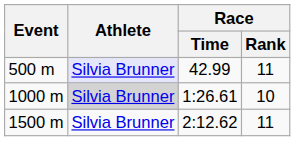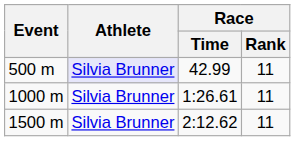(123, 97) lightgrey background -> (123, 97) no background
(265, 97) 10 -> (265, 97) 11
